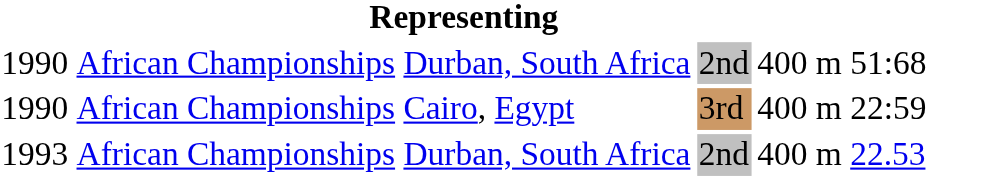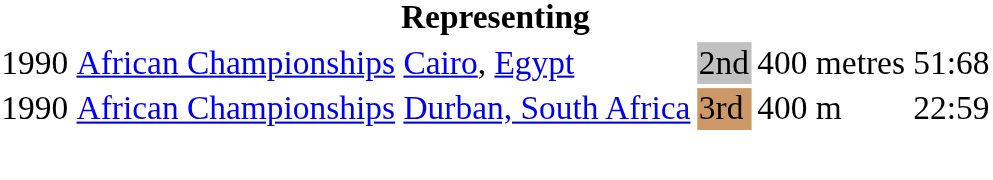(547, 62) Durban, South Africa -> (489, 62) Cairo, Egypt
(800, 62) 400 m -> (831, 62) 400 metres
(489, 108) Cairo, Egypt -> (547, 108) Durban, South Africa
- row: (35, 154)
